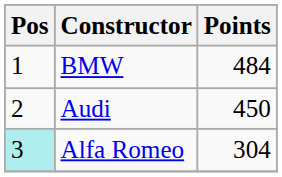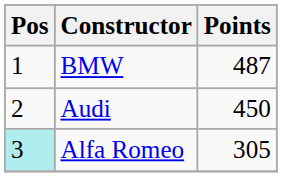(252, 66) 484 -> (252, 66) 487
(252, 149) 304 -> (252, 149) 305
